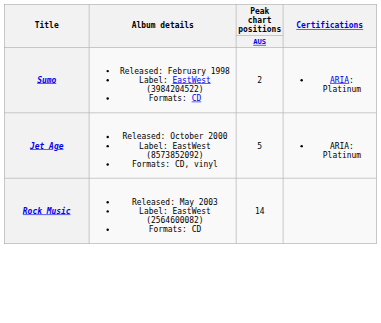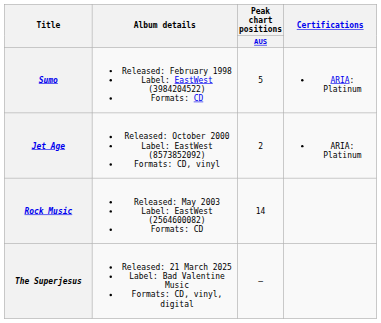(260, 80) 2 -> (261, 80) 5
(260, 146) 5 -> (261, 146) 2
+ row: (48, 281)
